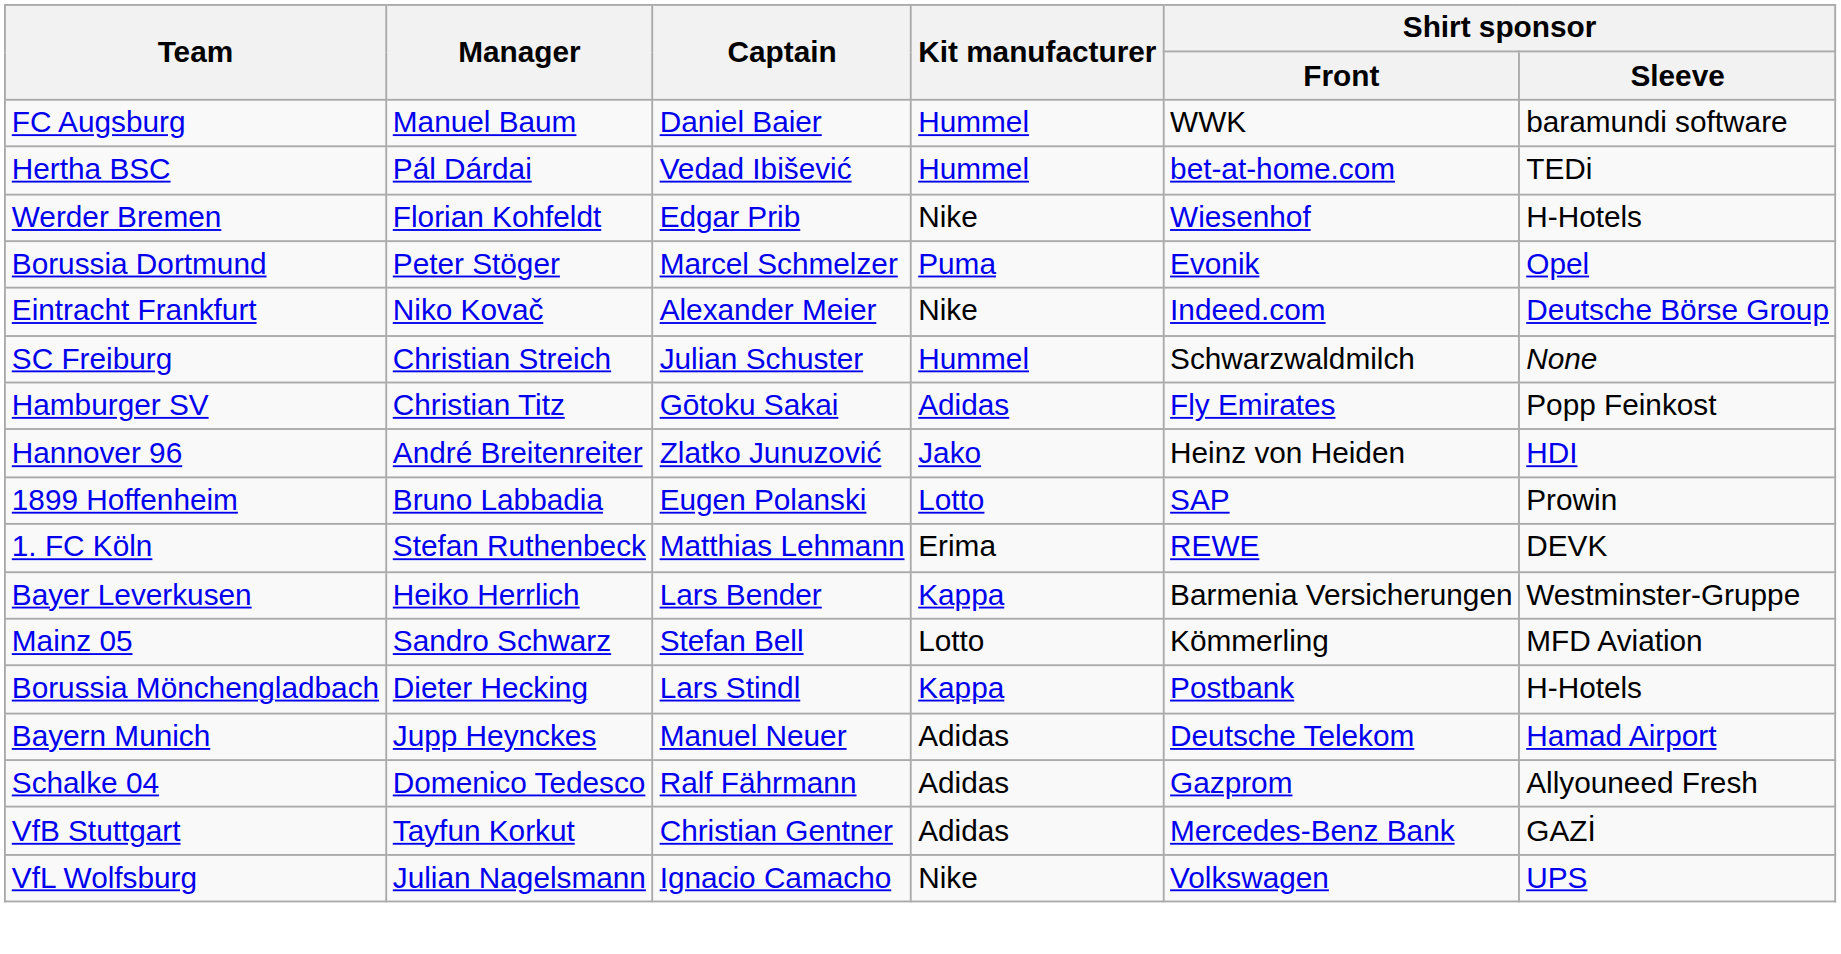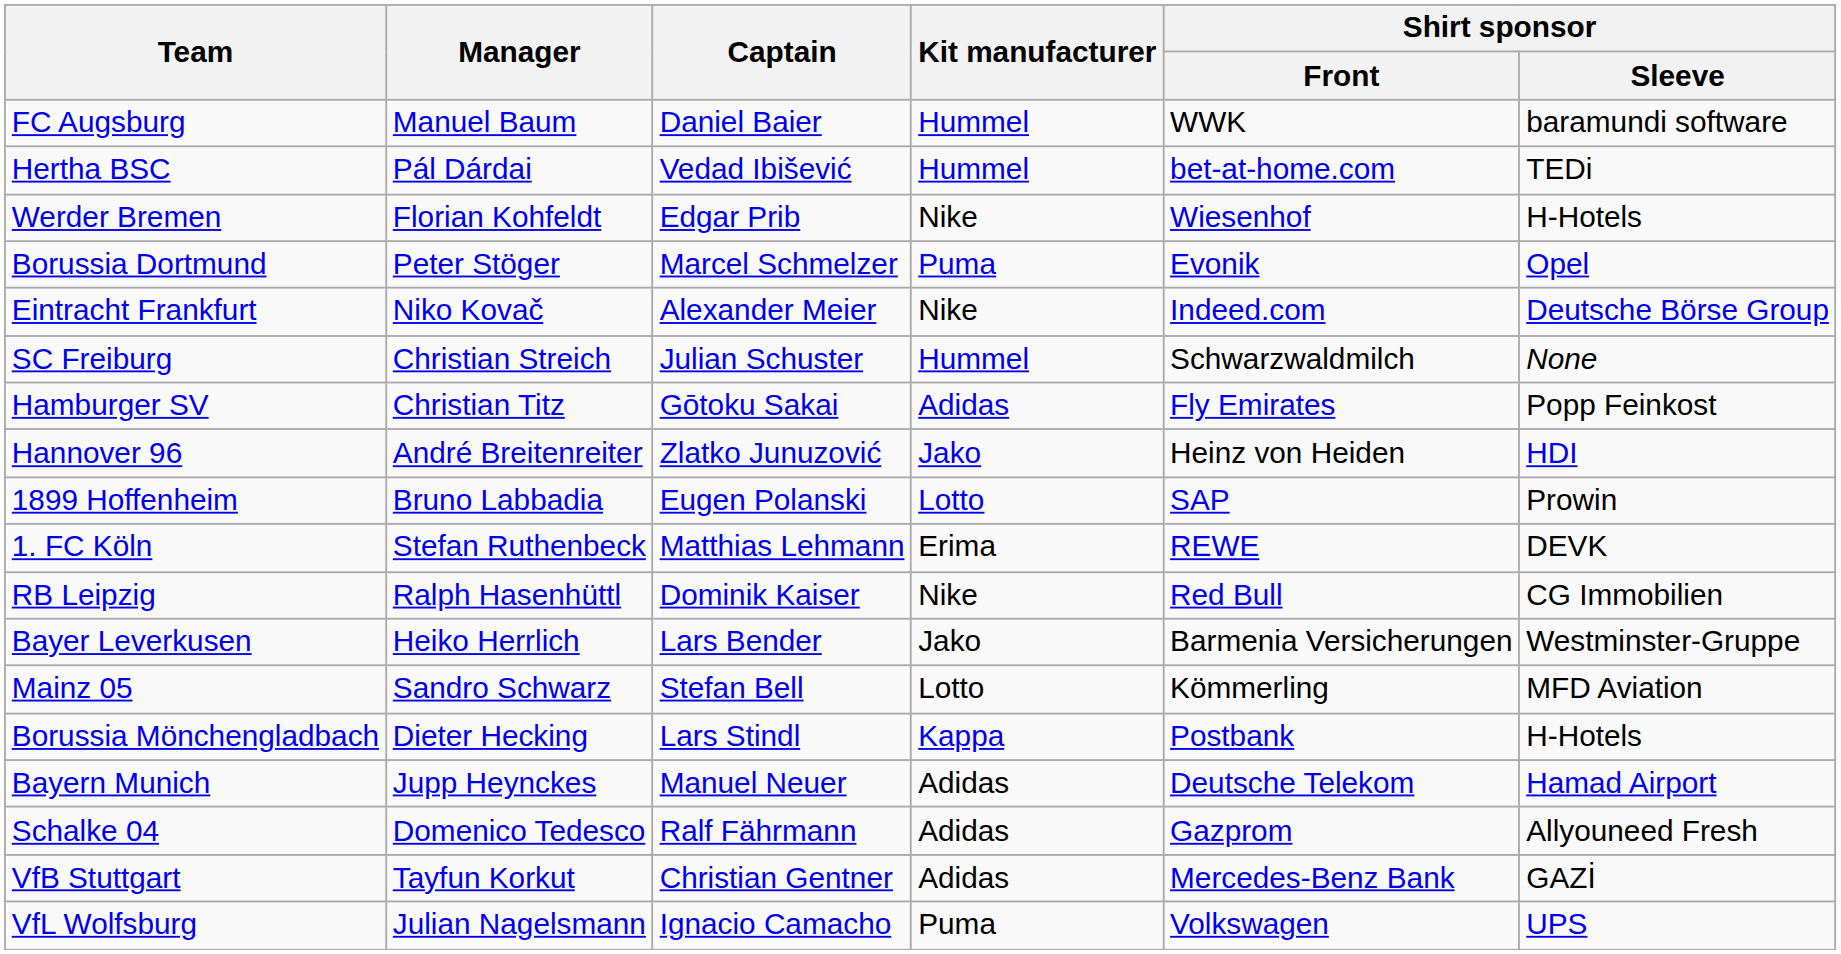+ row: (84, 594)
(961, 594) Kappa -> (950, 641) Jako
(948, 877) Nike -> (957, 924) Puma
